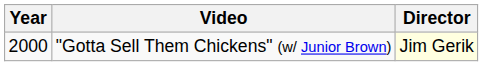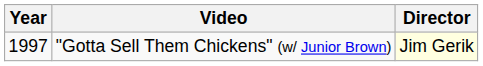(28, 46) 2000 -> (28, 46) 1997
